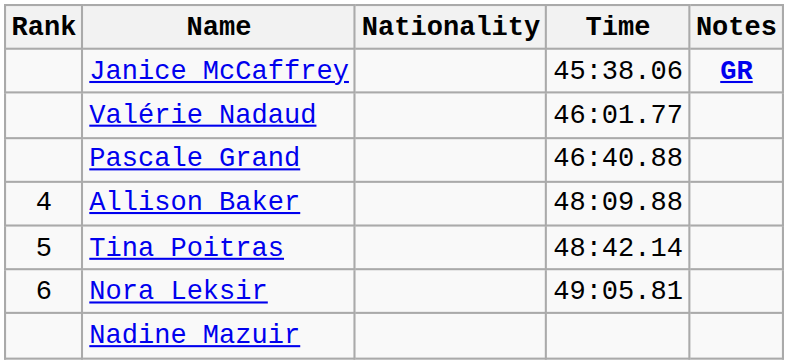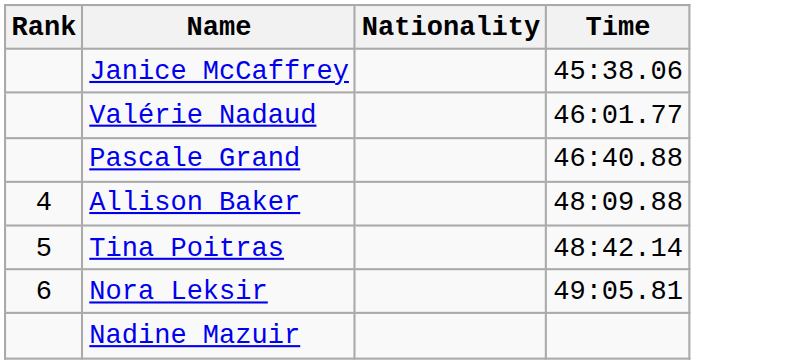- column: (736, 27)
